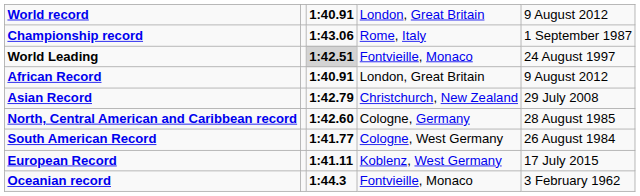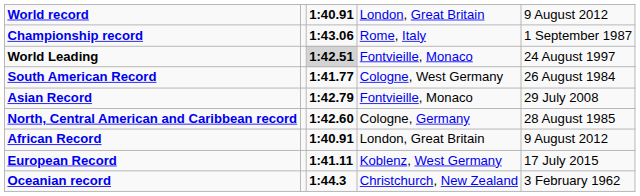rows swapped: (54, 77) <-> (82, 139)
(439, 98) Christchurch, New Zealand -> (416, 98) Fontvieille, Monaco
(416, 181) Fontvieille, Monaco -> (439, 181) Christchurch, New Zealand
